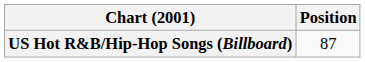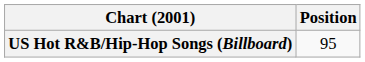(328, 43) 87 -> (328, 43) 95
